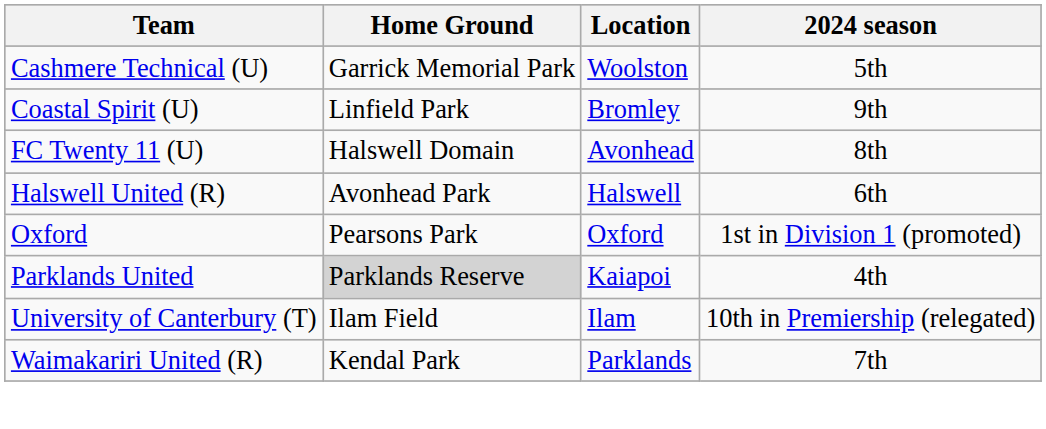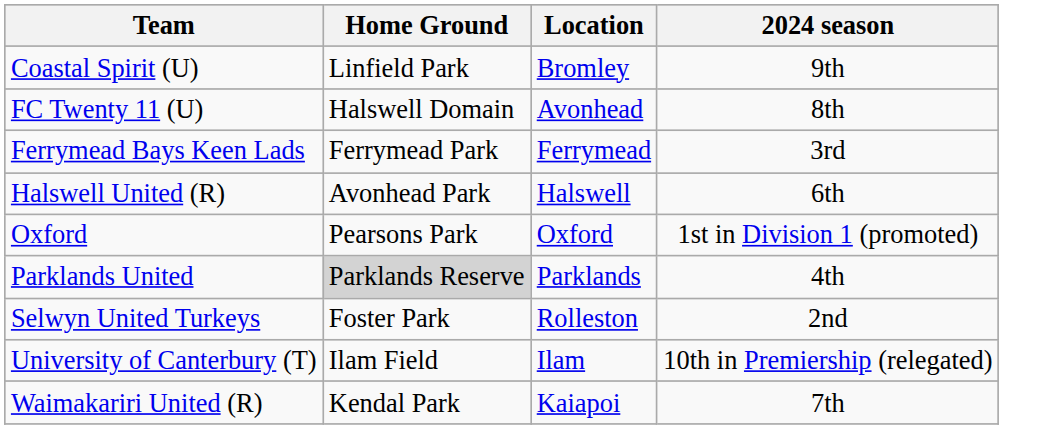- row: (139, 67)
+ row: (158, 151)
(629, 276) Kaiapoi -> (589, 276) Parklands
+ row: (136, 318)
(639, 360) Parklands -> (579, 402) Kaiapoi
